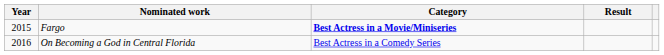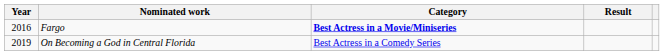(21, 27) 2015 -> (21, 27) 2016
(21, 43) 2016 -> (21, 43) 2019
